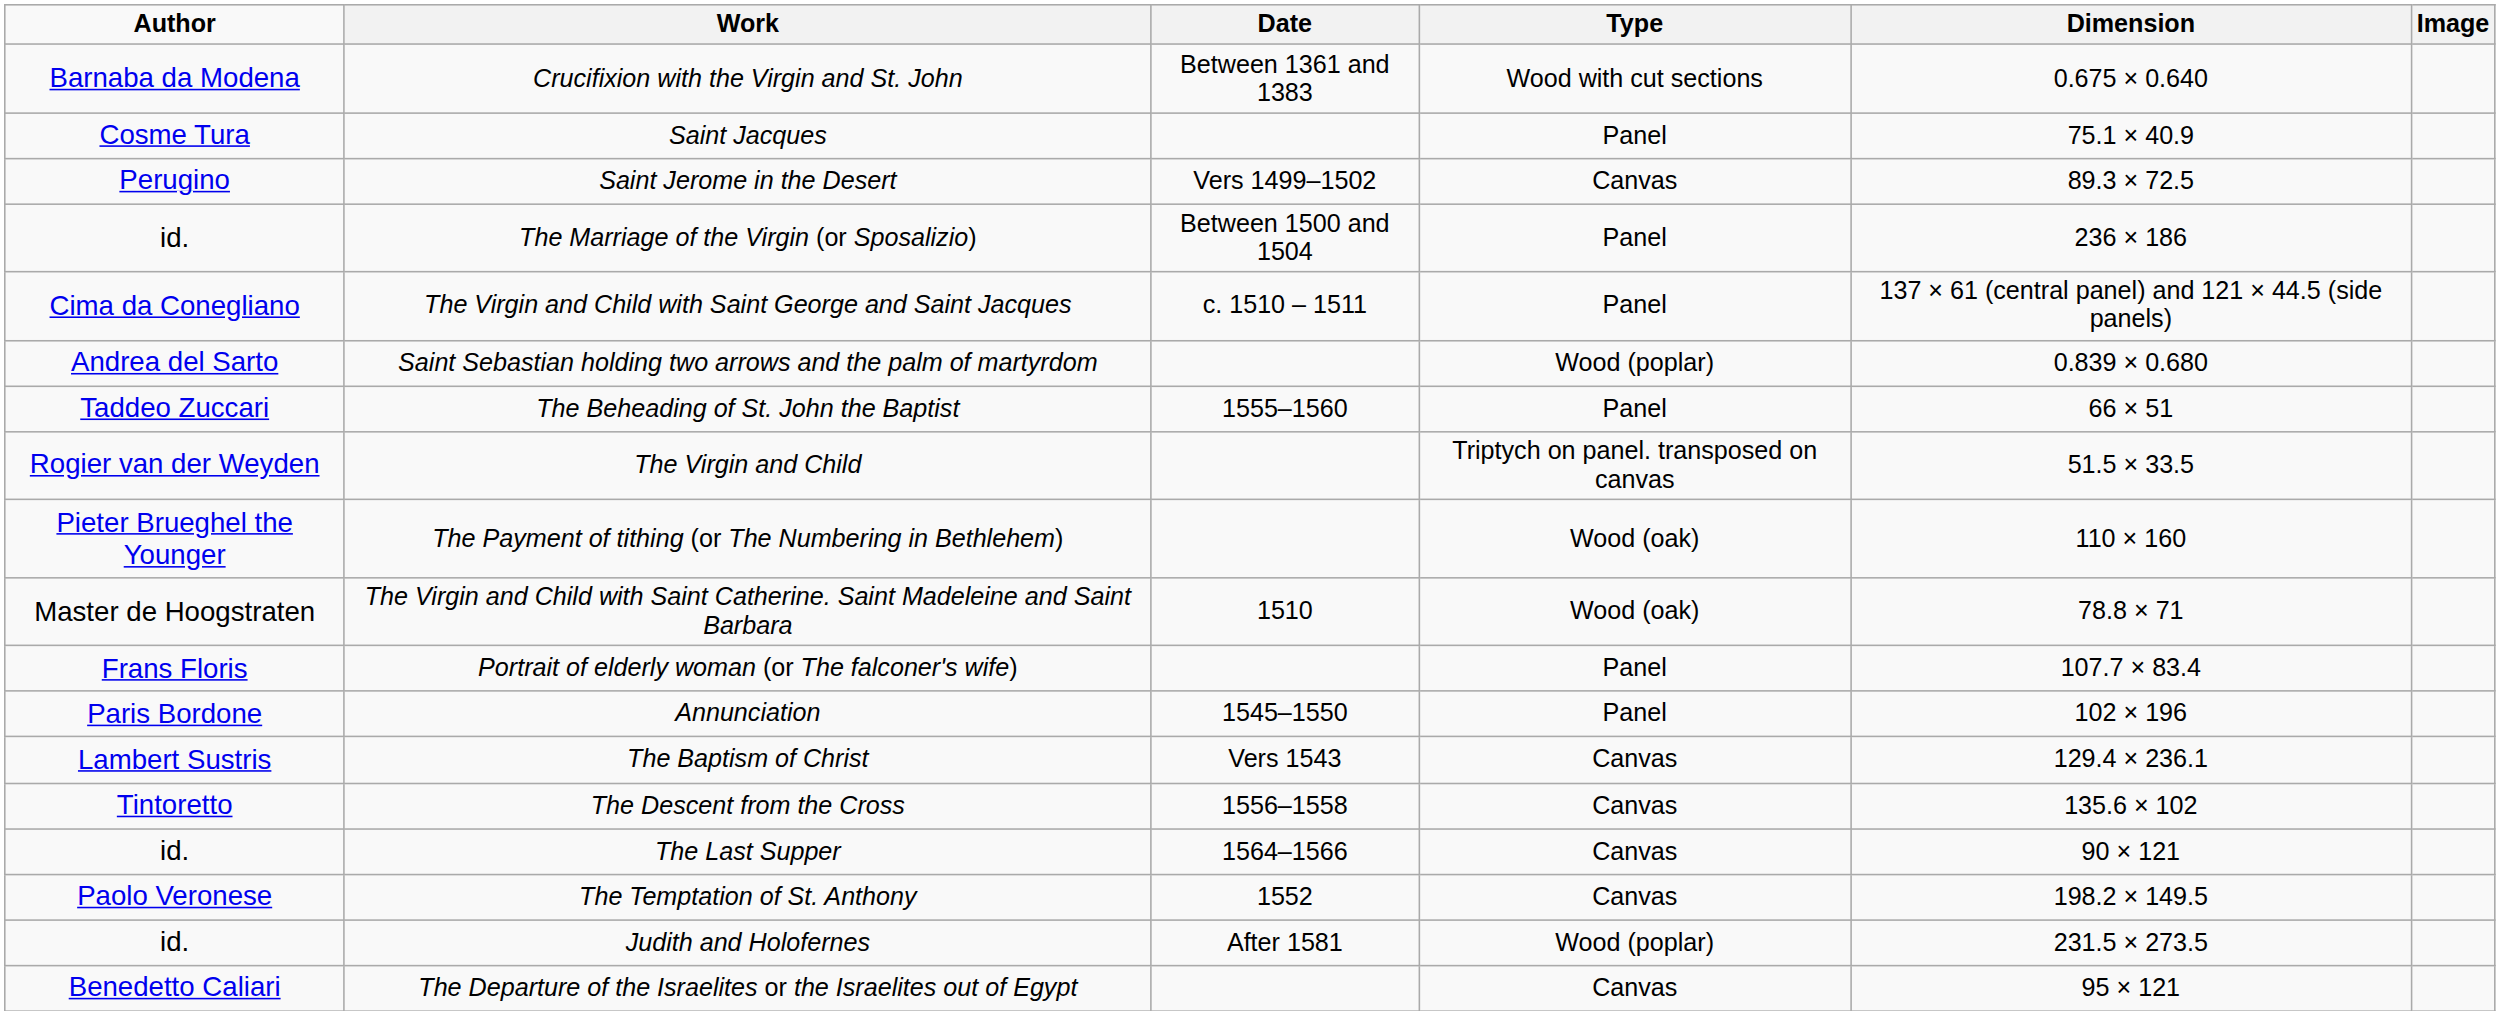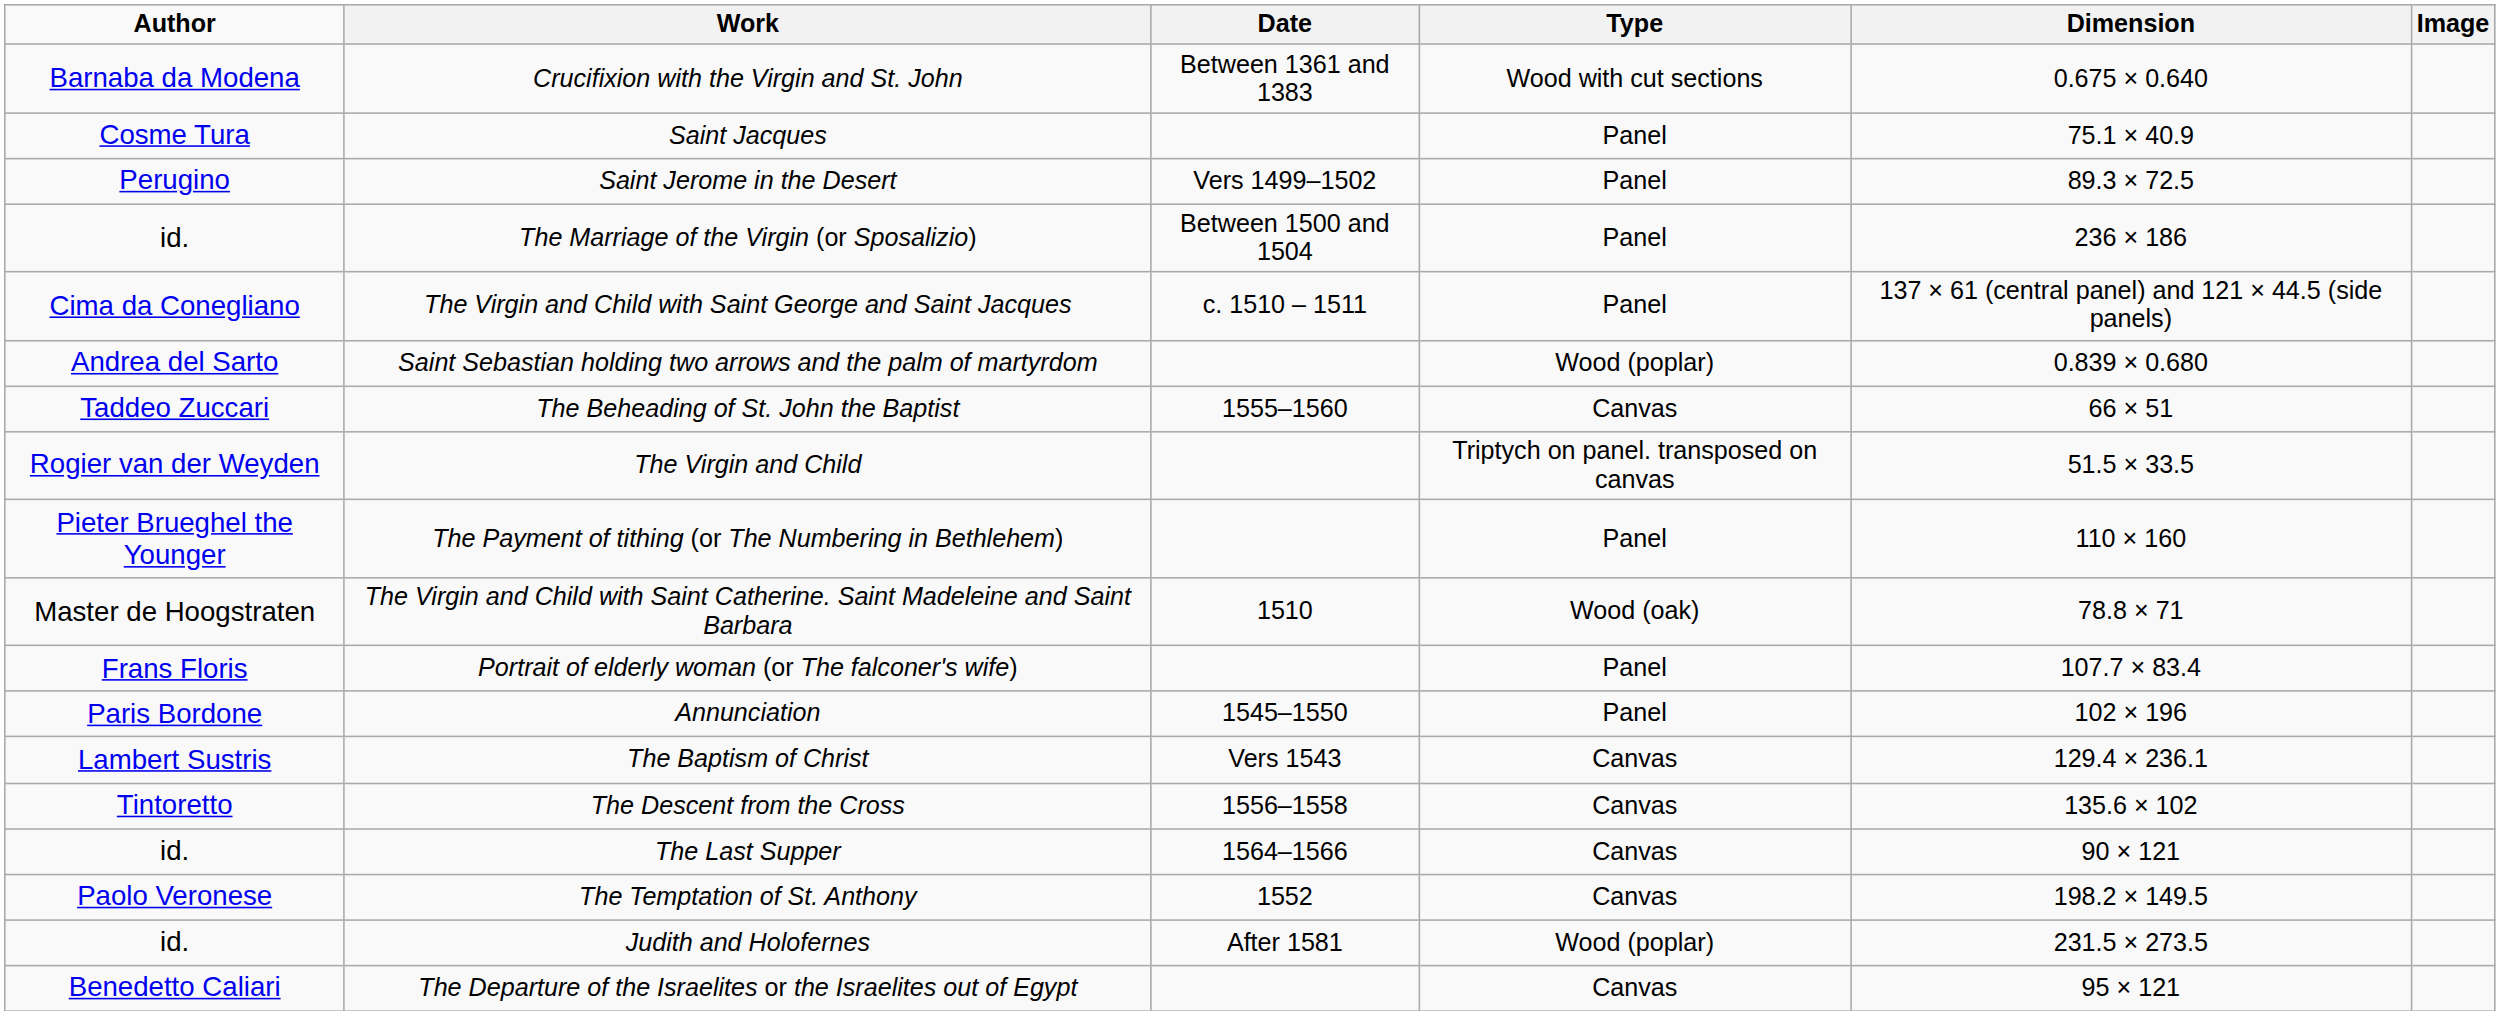(1635, 180) Canvas -> (1635, 180) Panel
(1635, 408) Panel -> (1635, 408) Canvas
(1635, 538) Wood (oak) -> (1635, 538) Panel
